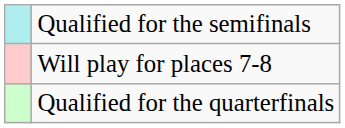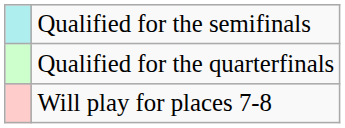rows swapped: (186, 102) <-> (155, 63)
